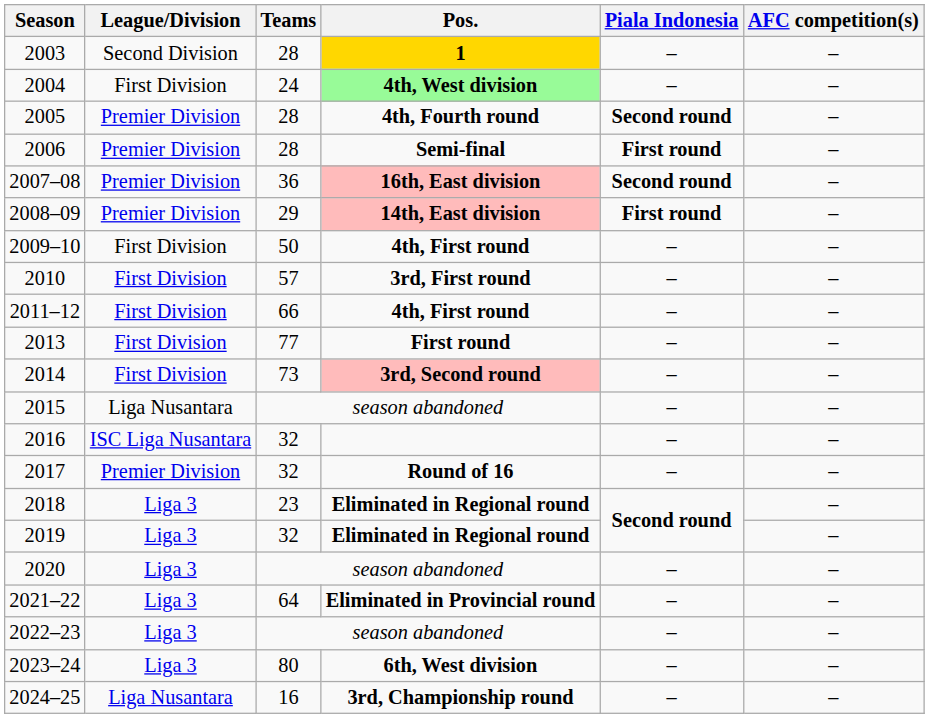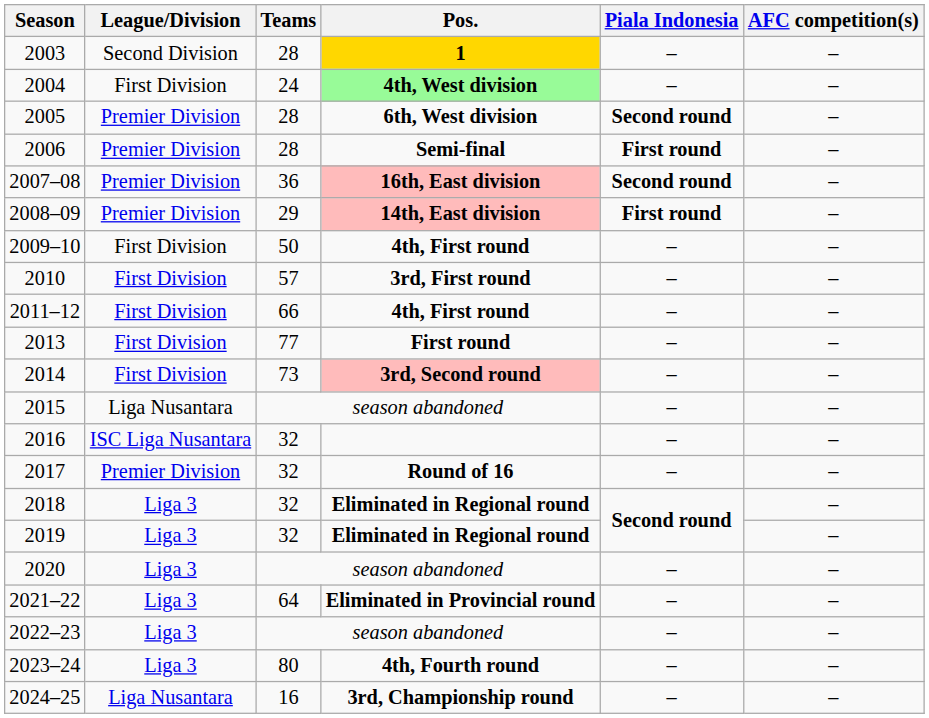(460, 117) 4th, Fourth round -> (460, 117) 6th, West division
(288, 504) 23 -> (288, 504) 32
(460, 665) 6th, West division -> (460, 665) 4th, Fourth round
